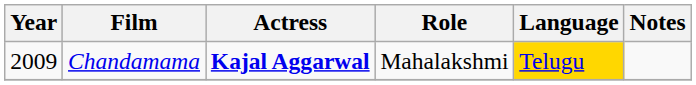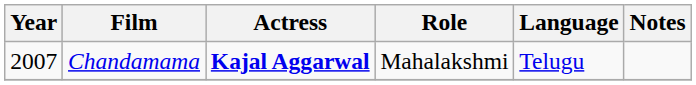(34, 60) 2009 -> (34, 60) 2007
(552, 60) gold background -> (552, 60) no background
